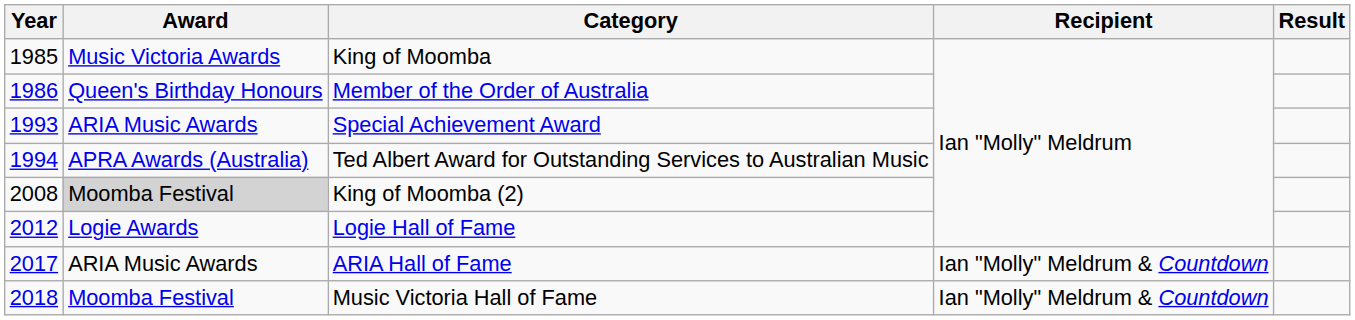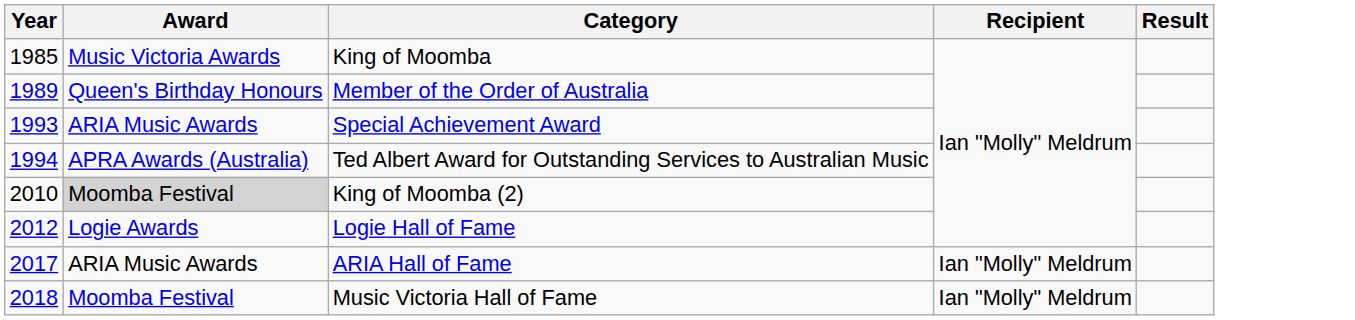(34, 90) 1986 -> (34, 90) 1989
(34, 194) 2008 -> (34, 194) 2010
(1104, 263) Ian "Molly" Meldrum & Countdown -> (1035, 263) Ian "Molly" Meldrum
(1104, 297) Ian "Molly" Meldrum & Countdown -> (1035, 297) Ian "Molly" Meldrum
